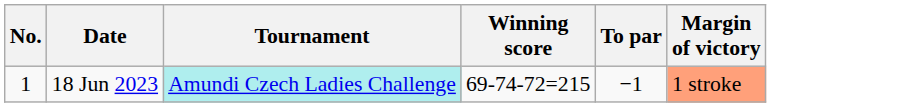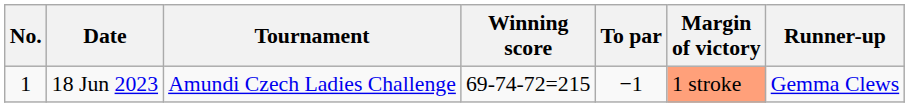+ column: (835, 35)
(312, 84) paleturquoise background -> (312, 84) no background
